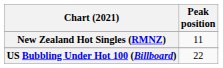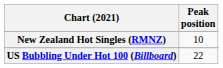(198, 39) 11 -> (198, 39) 10
